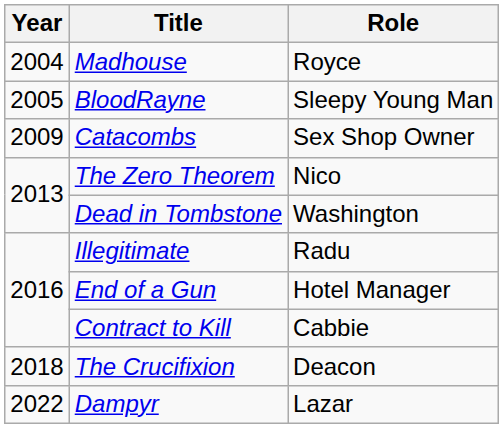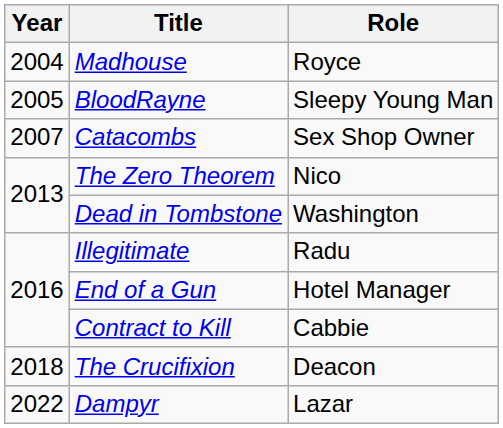(37, 137) 2009 -> (37, 137) 2007
